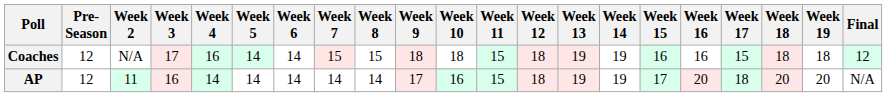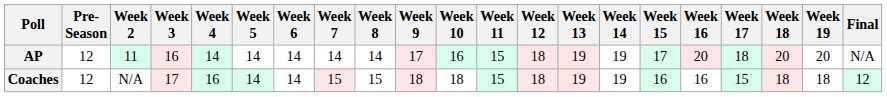rows swapped: (33, 80) <-> (33, 56)
